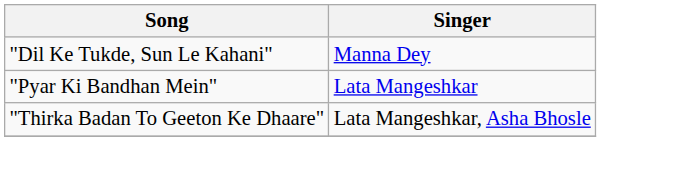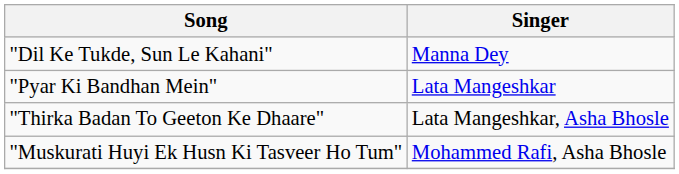+ row: (206, 151)
